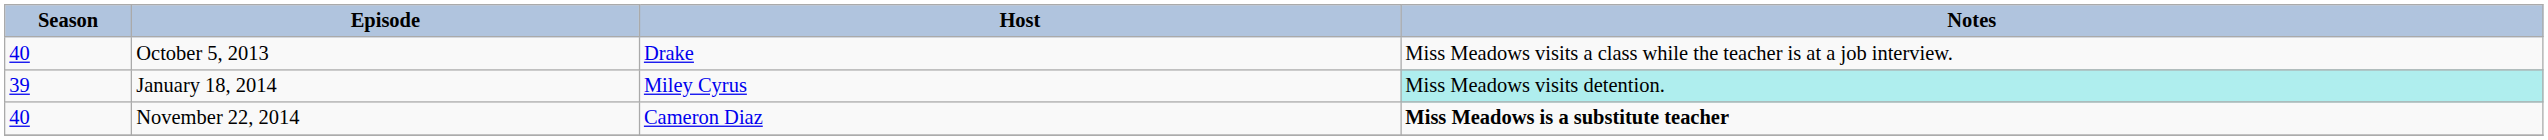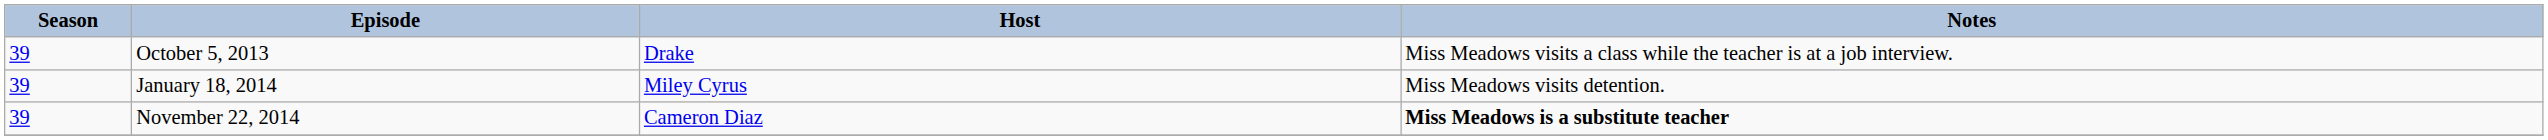(20, 53) 40 -> (20, 53) 39
(1535, 85) paleturquoise background -> (1535, 85) no background
(20, 118) 40 -> (20, 118) 39
